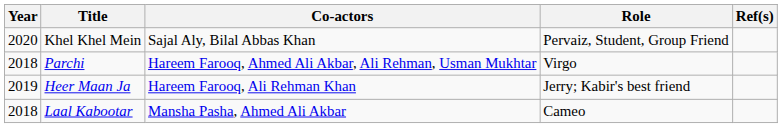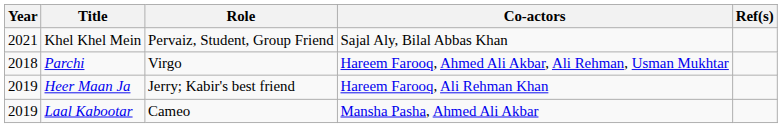columns swapped: (636, 16) <-> (342, 16)
(23, 39) 2020 -> (23, 39) 2021
(23, 110) 2018 -> (23, 110) 2019
